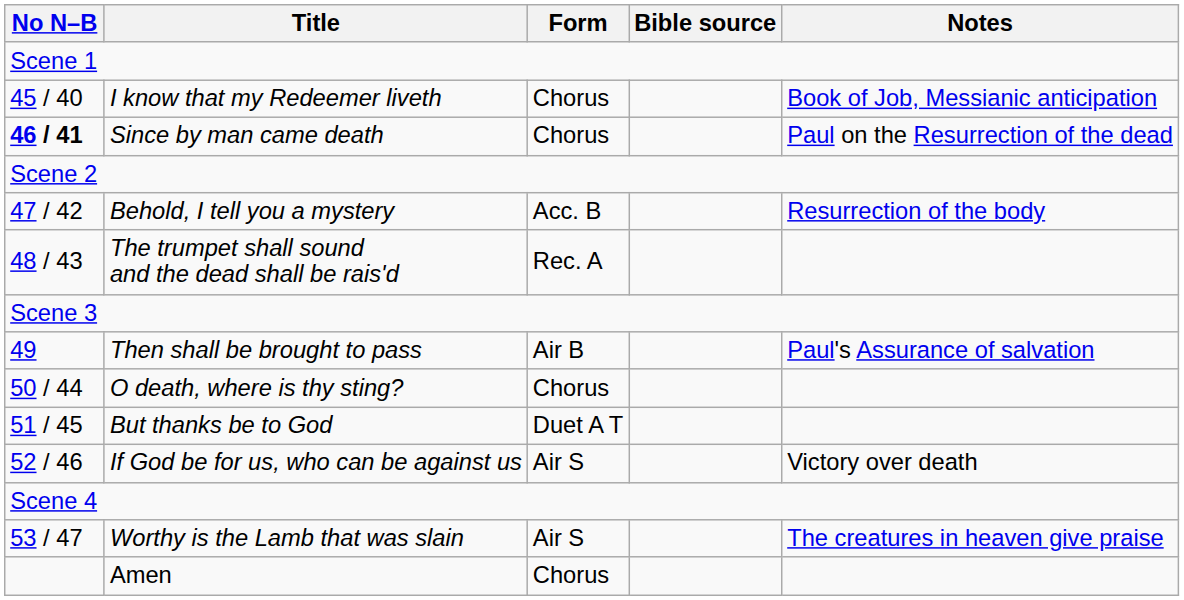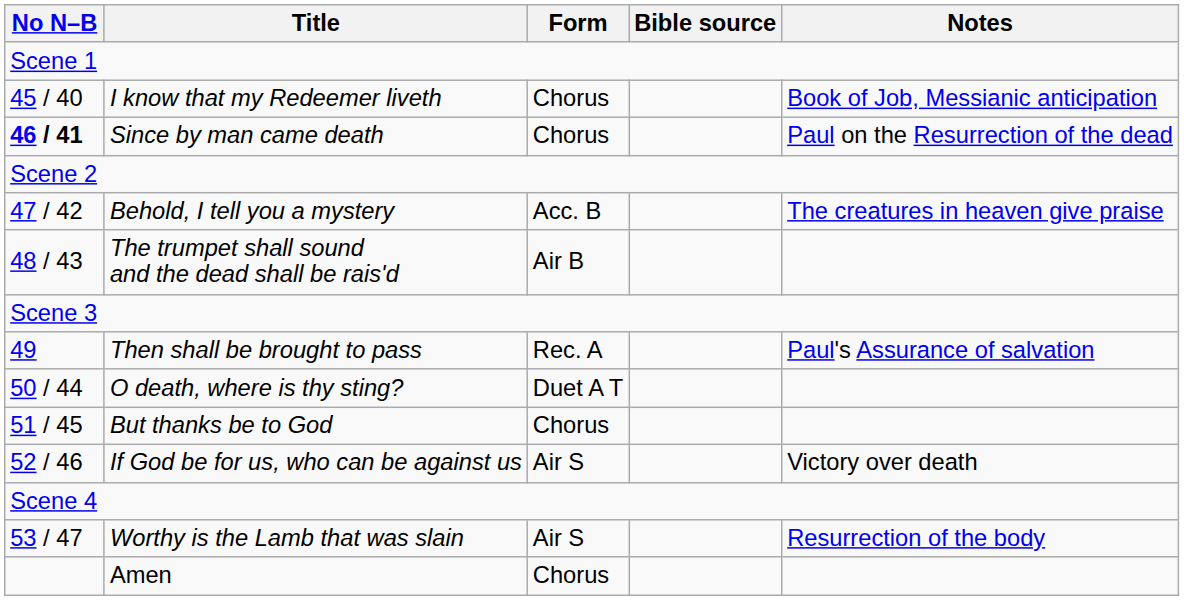(916, 211) Resurrection of the body -> (975, 211) The creatures in heaven give praise
(568, 261) Rec. A -> (559, 261) Air B
(559, 350) Air B -> (568, 350) Rec. A
(571, 387) Chorus -> (578, 387) Duet A T
(578, 425) Duet A T -> (571, 425) Chorus
(975, 538) The creatures in heaven give praise -> (916, 538) Resurrection of the body
